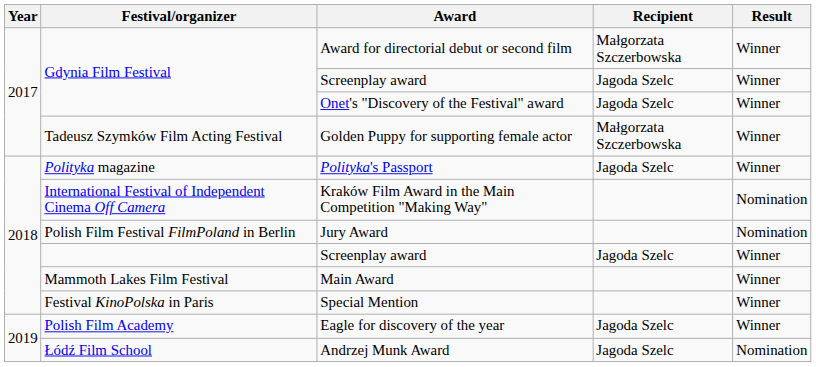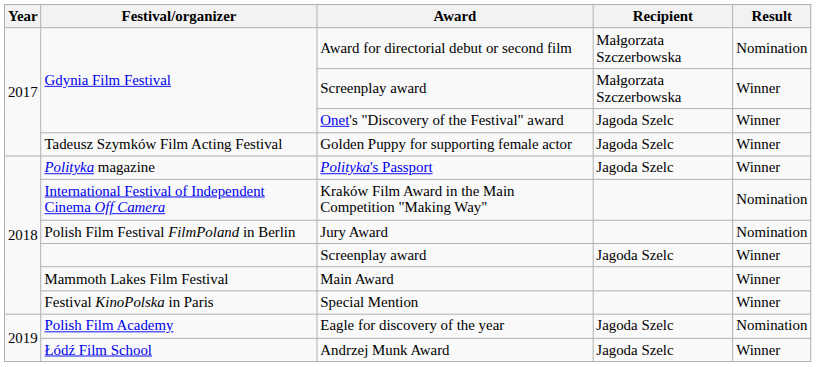(758, 48) Winner -> (772, 48) Nomination
(635, 80) Jagoda Szelc -> (639, 88) Małgorzata Szczerbowska
(639, 135) Małgorzata Szczerbowska -> (635, 144) Jagoda Szelc
(758, 326) Winner -> (772, 326) Nomination
(772, 349) Nomination -> (758, 349) Winner
